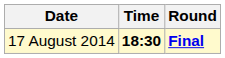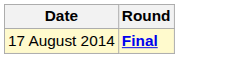- column: (142, 16)
